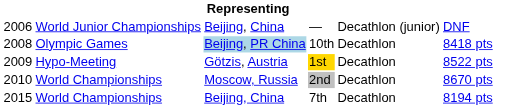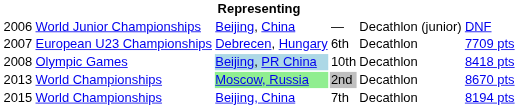+ row: (340, 44)
- row: (318, 62)
(18, 80) 2010 -> (18, 80) 2013
(251, 80) no background -> (262, 80) lightgreen background
